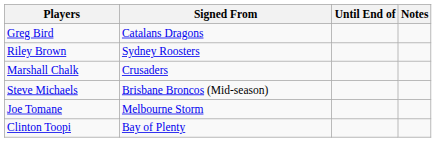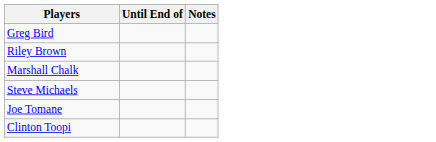- column: (226, 14)
